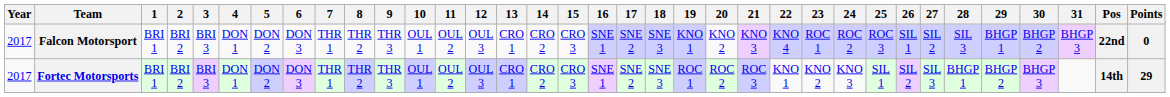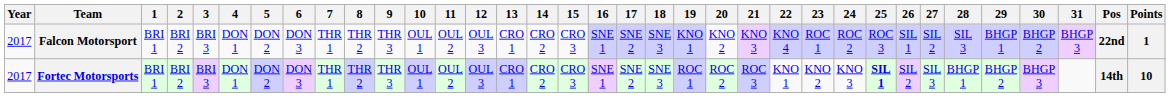(1146, 41) 0 -> (1146, 41) 1
(881, 75) normal -> (881, 75) bold
(1146, 75) 29 -> (1146, 75) 10
